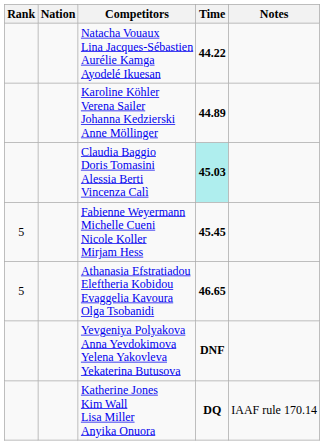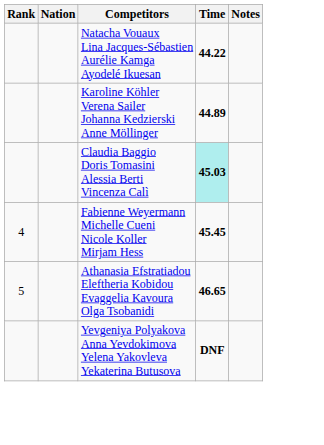(21, 231) 5 -> (21, 231) 4
- row: (119, 410)
